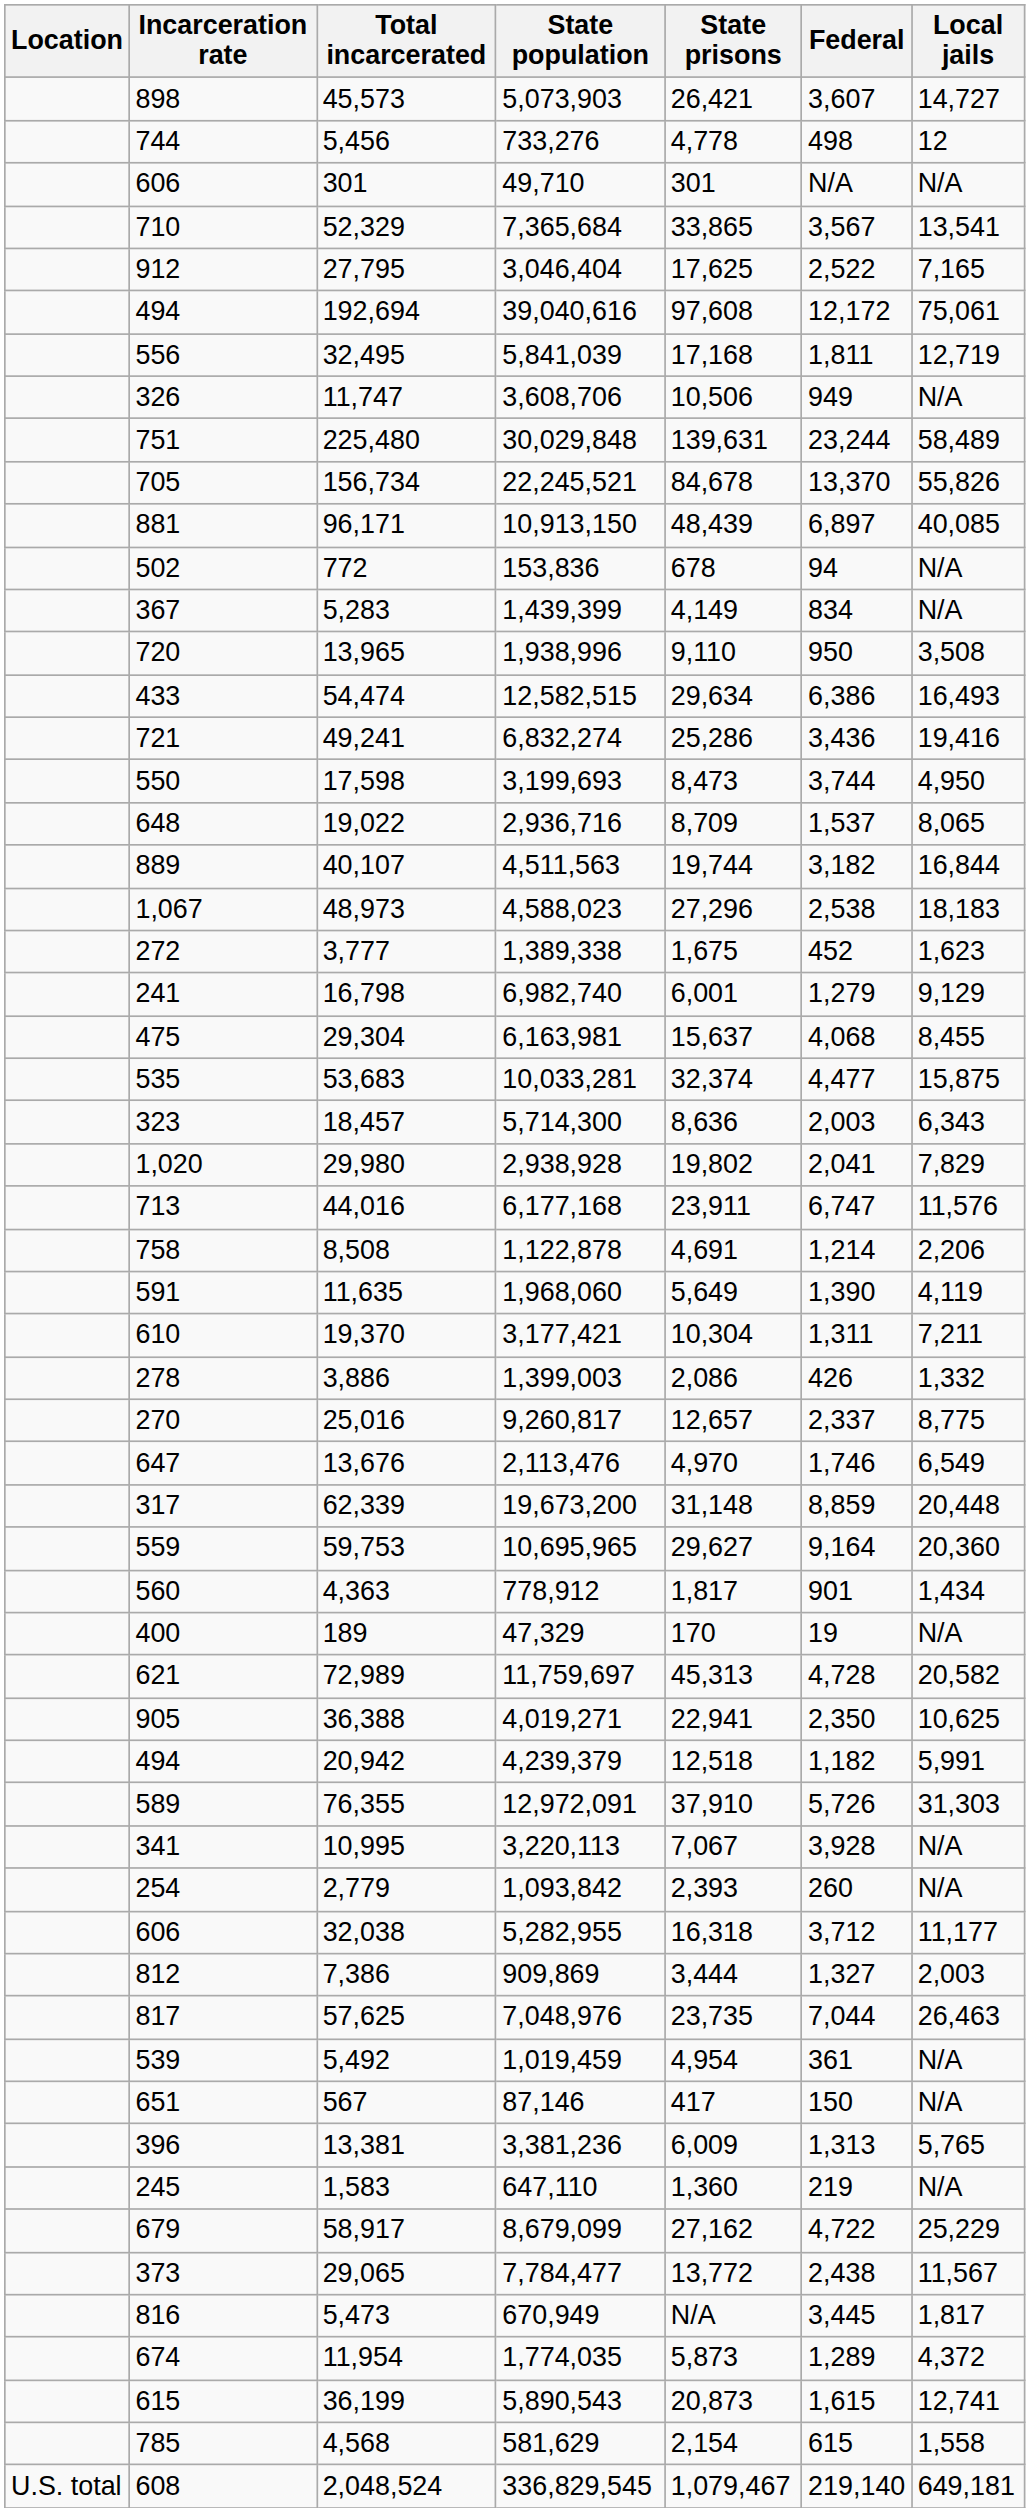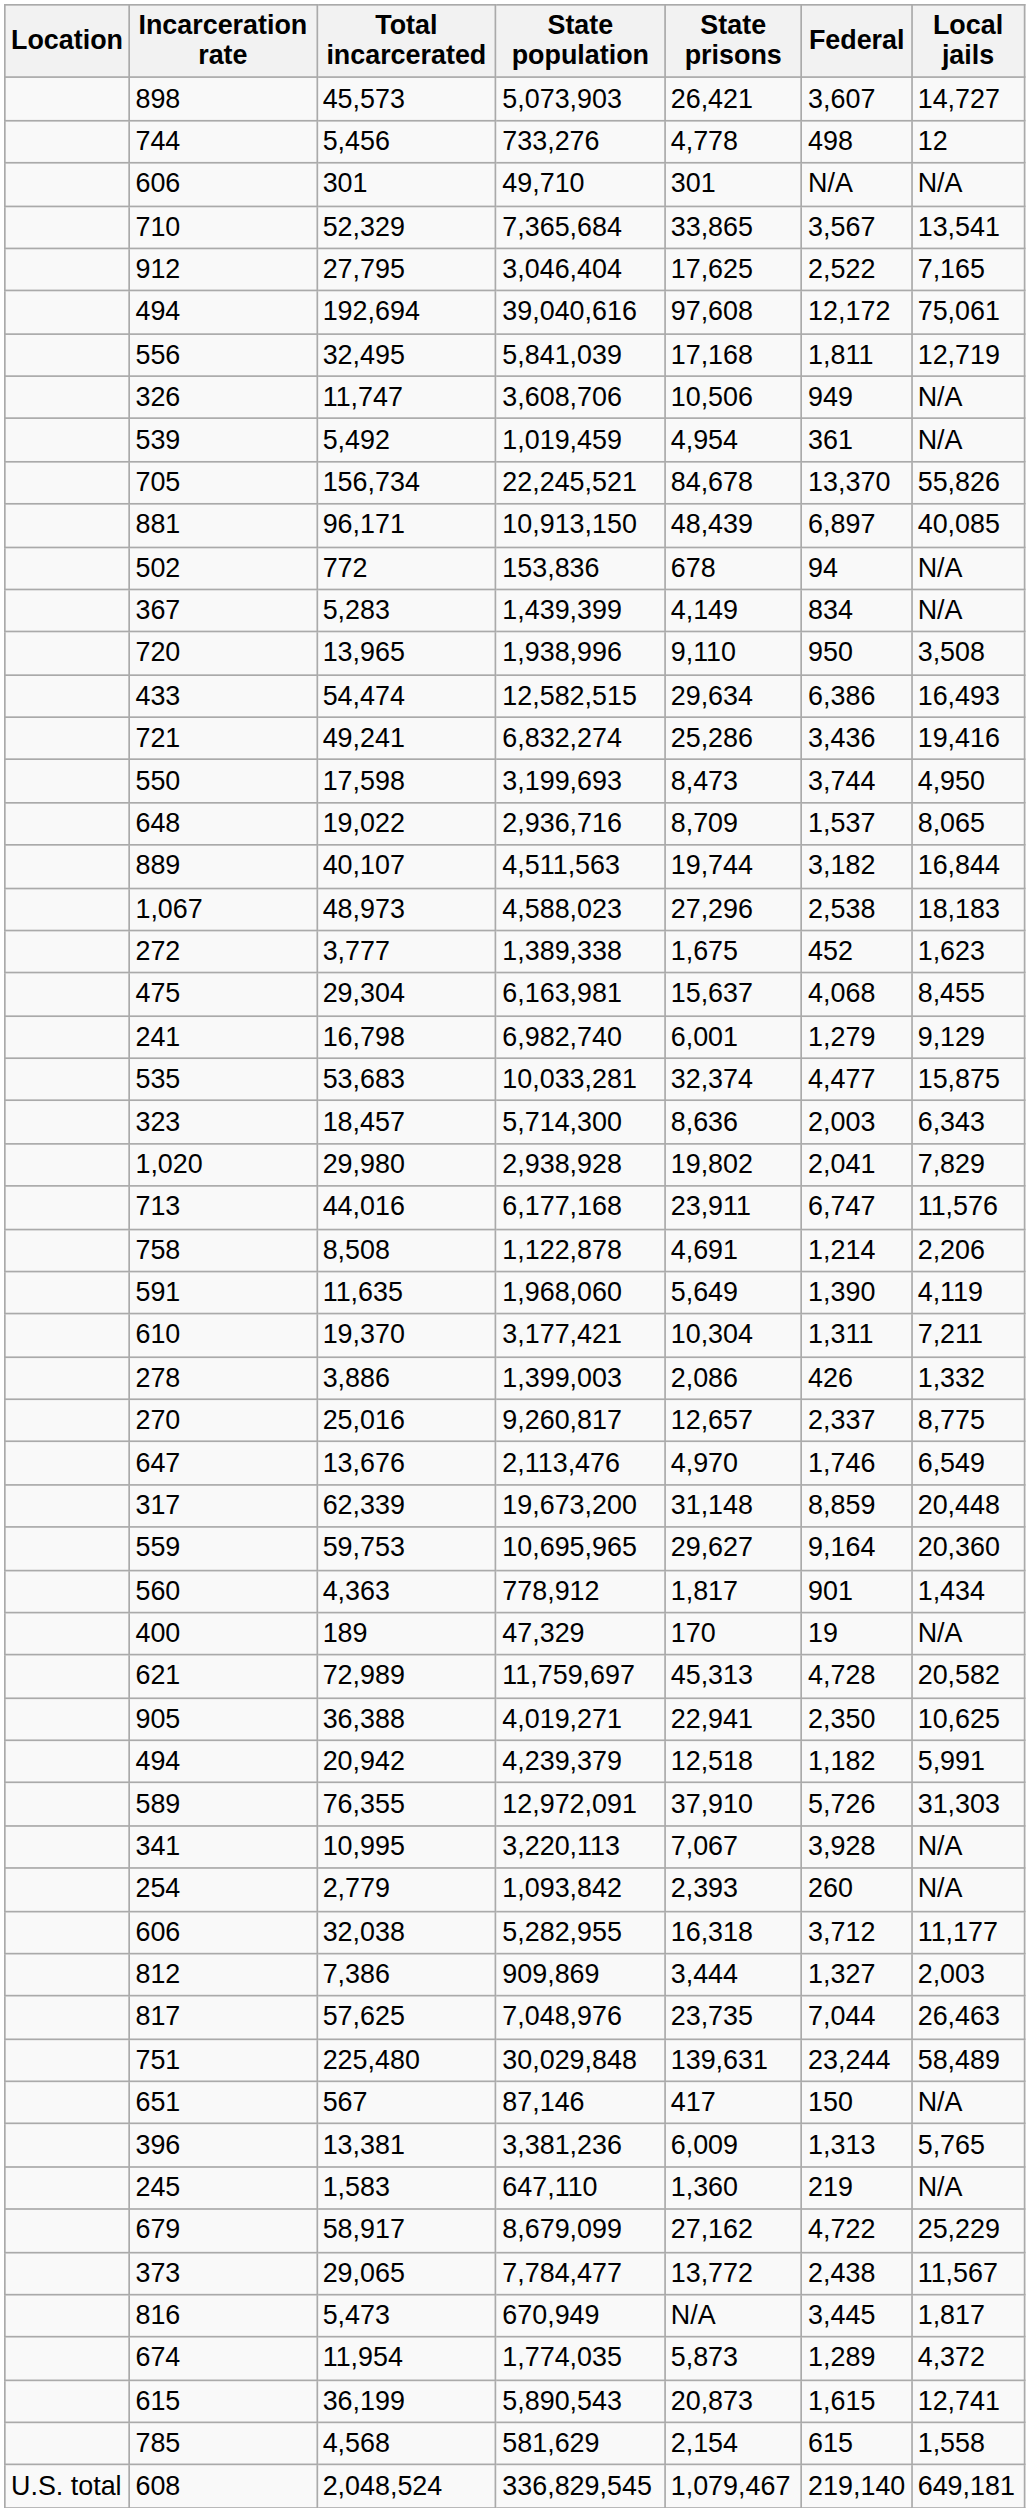rows swapped: (356, 2059) <-> (371, 439)
rows swapped: (364, 1036) <-> (364, 993)
